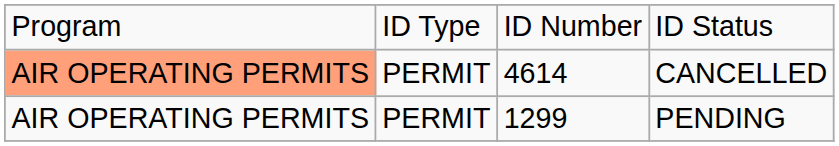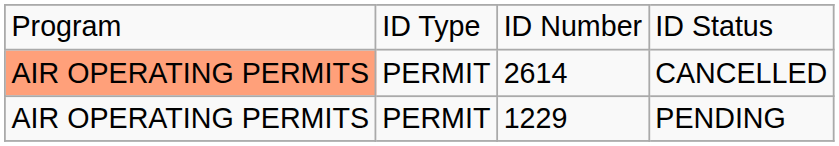(535, 72) 4614 -> (535, 72) 2614
(535, 118) 1299 -> (535, 118) 1229
